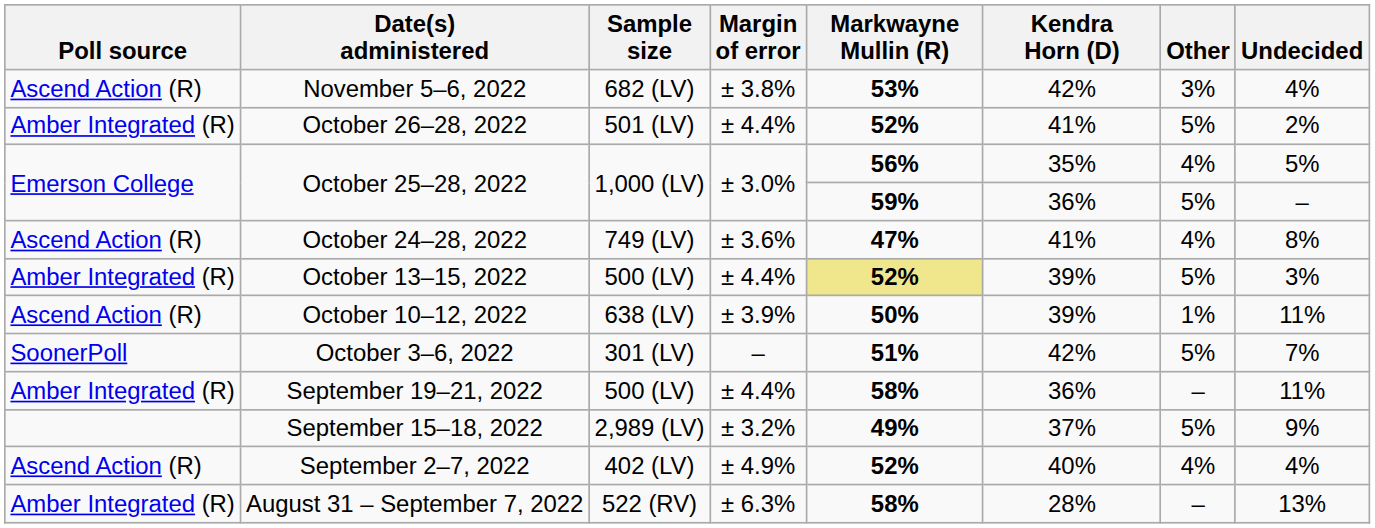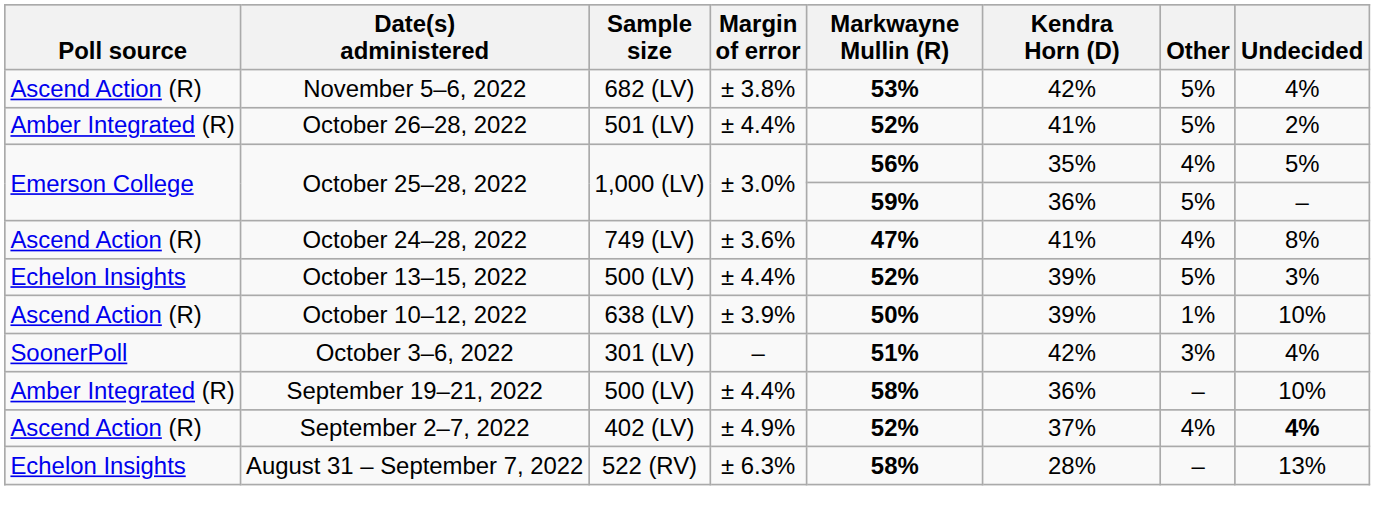(1198, 88) 3% -> (1198, 88) 5%
(123, 277) Amber Integrated (R) -> (98, 277) Echelon Insights
(895, 277) khaki background -> (895, 277) no background
(1302, 315) 11% -> (1302, 315) 10%
(1198, 353) 5% -> (1198, 353) 3%
(1302, 353) 7% -> (1302, 353) 4%
(1302, 391) 11% -> (1302, 391) 10%
- row: (415, 428)
(1072, 466) 40% -> (1072, 428) 37%
(1302, 466) normal -> (1302, 428) bold
(123, 504) Amber Integrated (R) -> (98, 466) Echelon Insights
